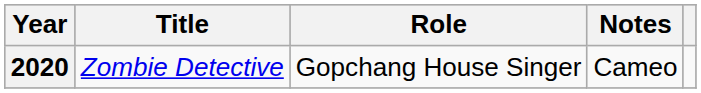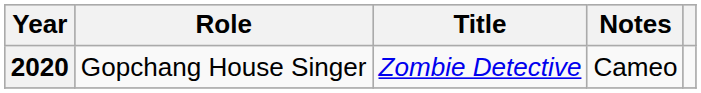columns swapped: (182, 25) <-> (439, 25)
